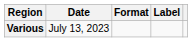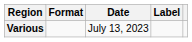columns swapped: (79, 12) <-> (131, 12)
